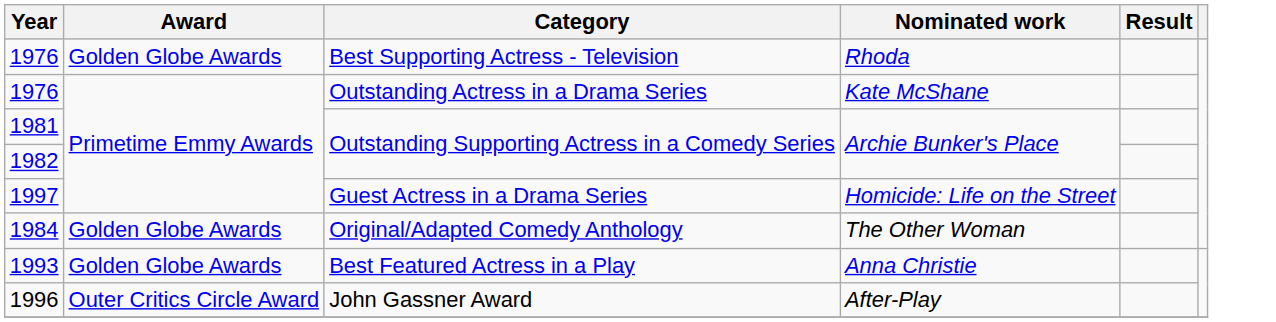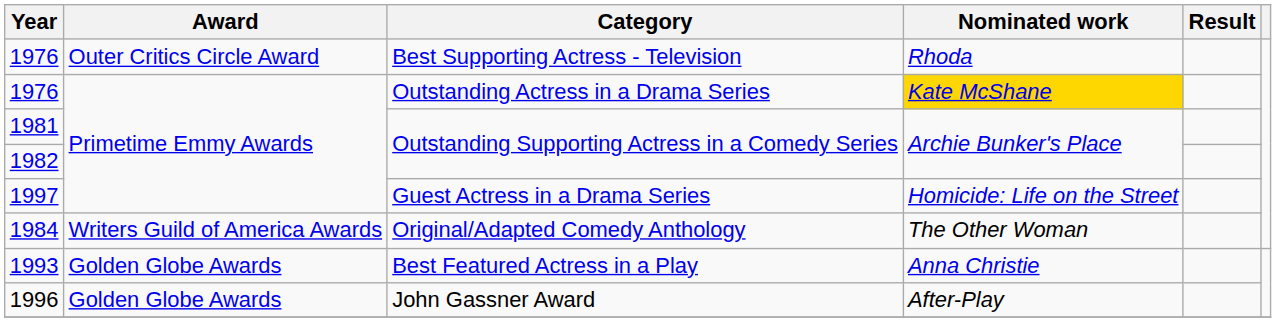(175, 56) Golden Globe Awards -> (194, 56) Outer Critics Circle Award
(917, 91) no background -> (980, 91) gold background
(175, 230) Golden Globe Awards -> (225, 230) Writers Guild of America Awards
(194, 299) Outer Critics Circle Award -> (175, 299) Golden Globe Awards
